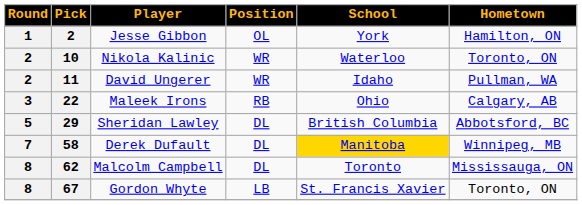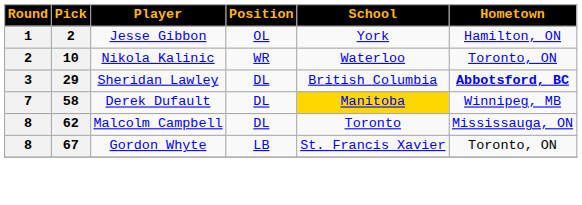- row: (158, 81)
- row: (158, 103)
(28, 124) 5 -> (28, 81) 3
(513, 124) normal -> (513, 81) bold
